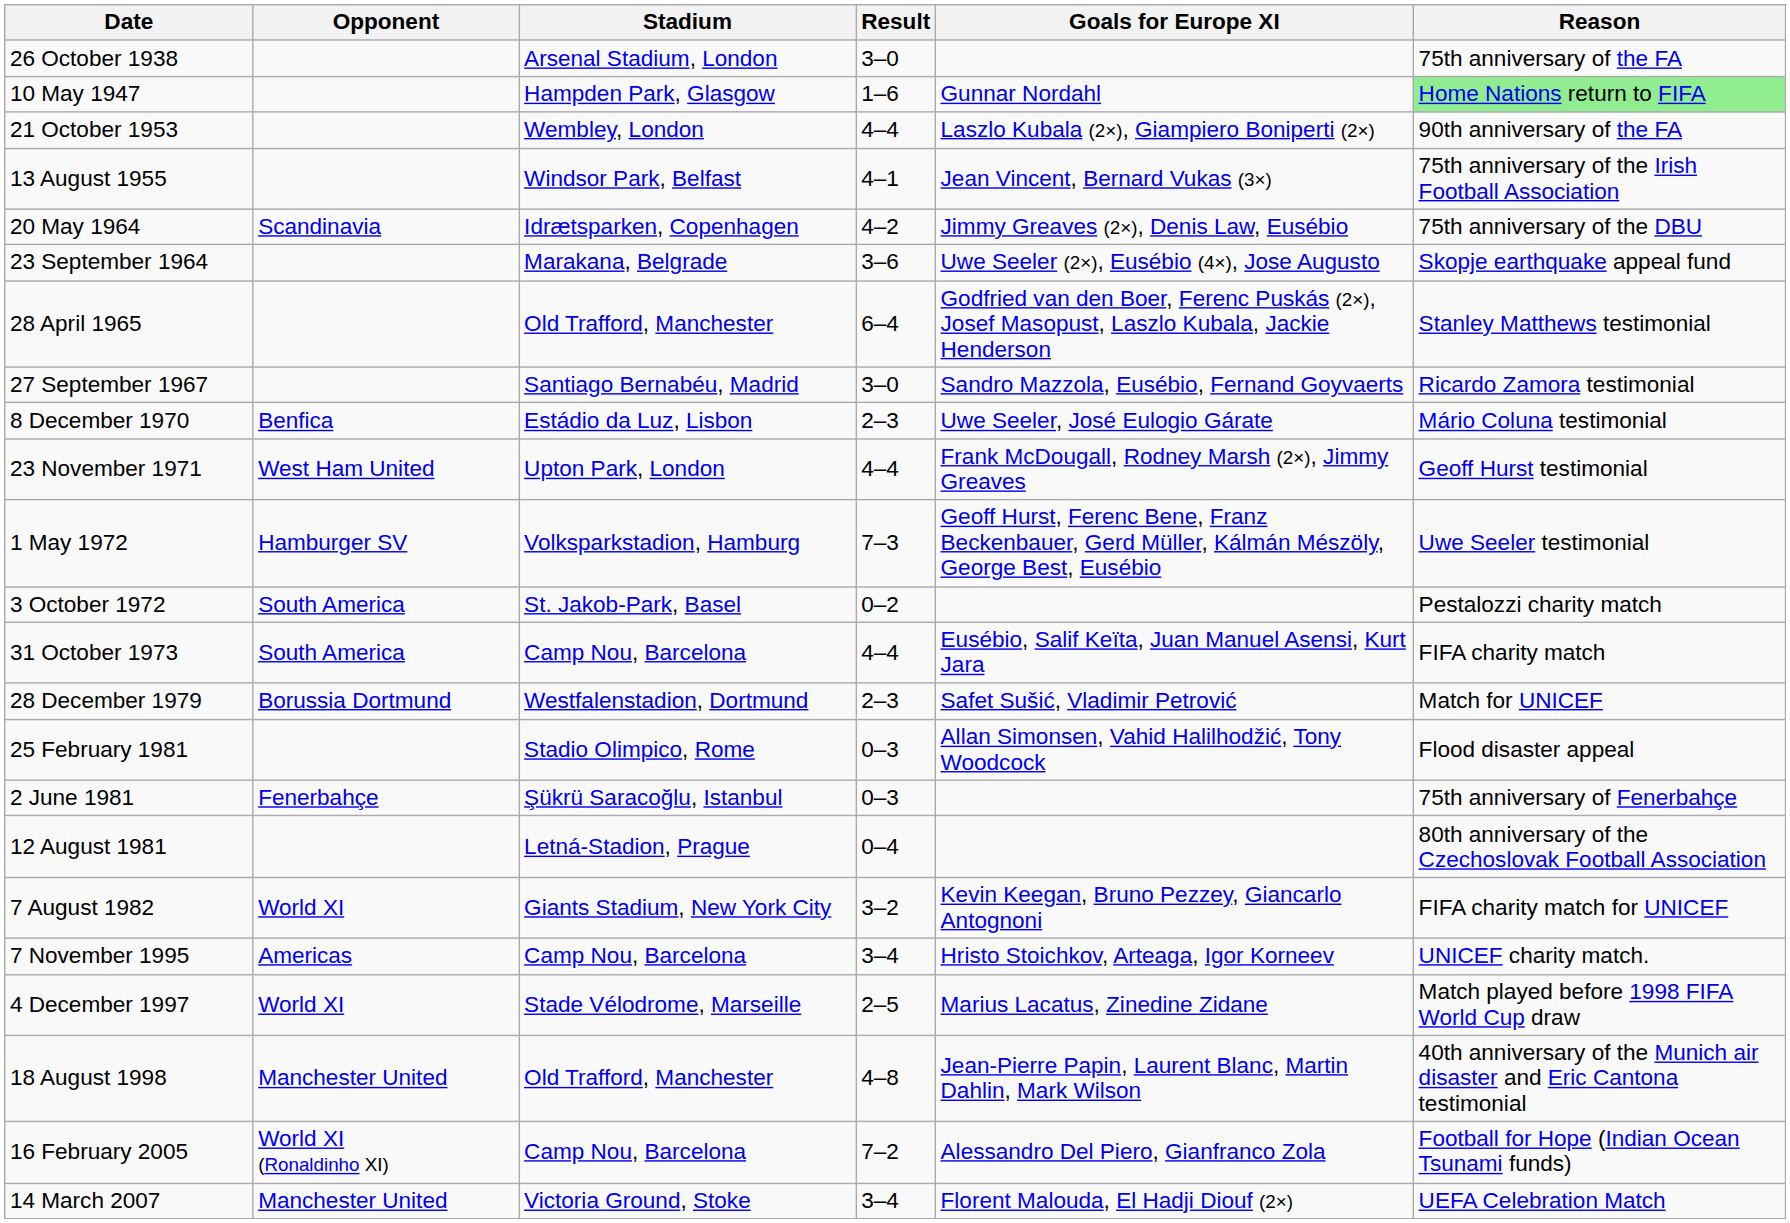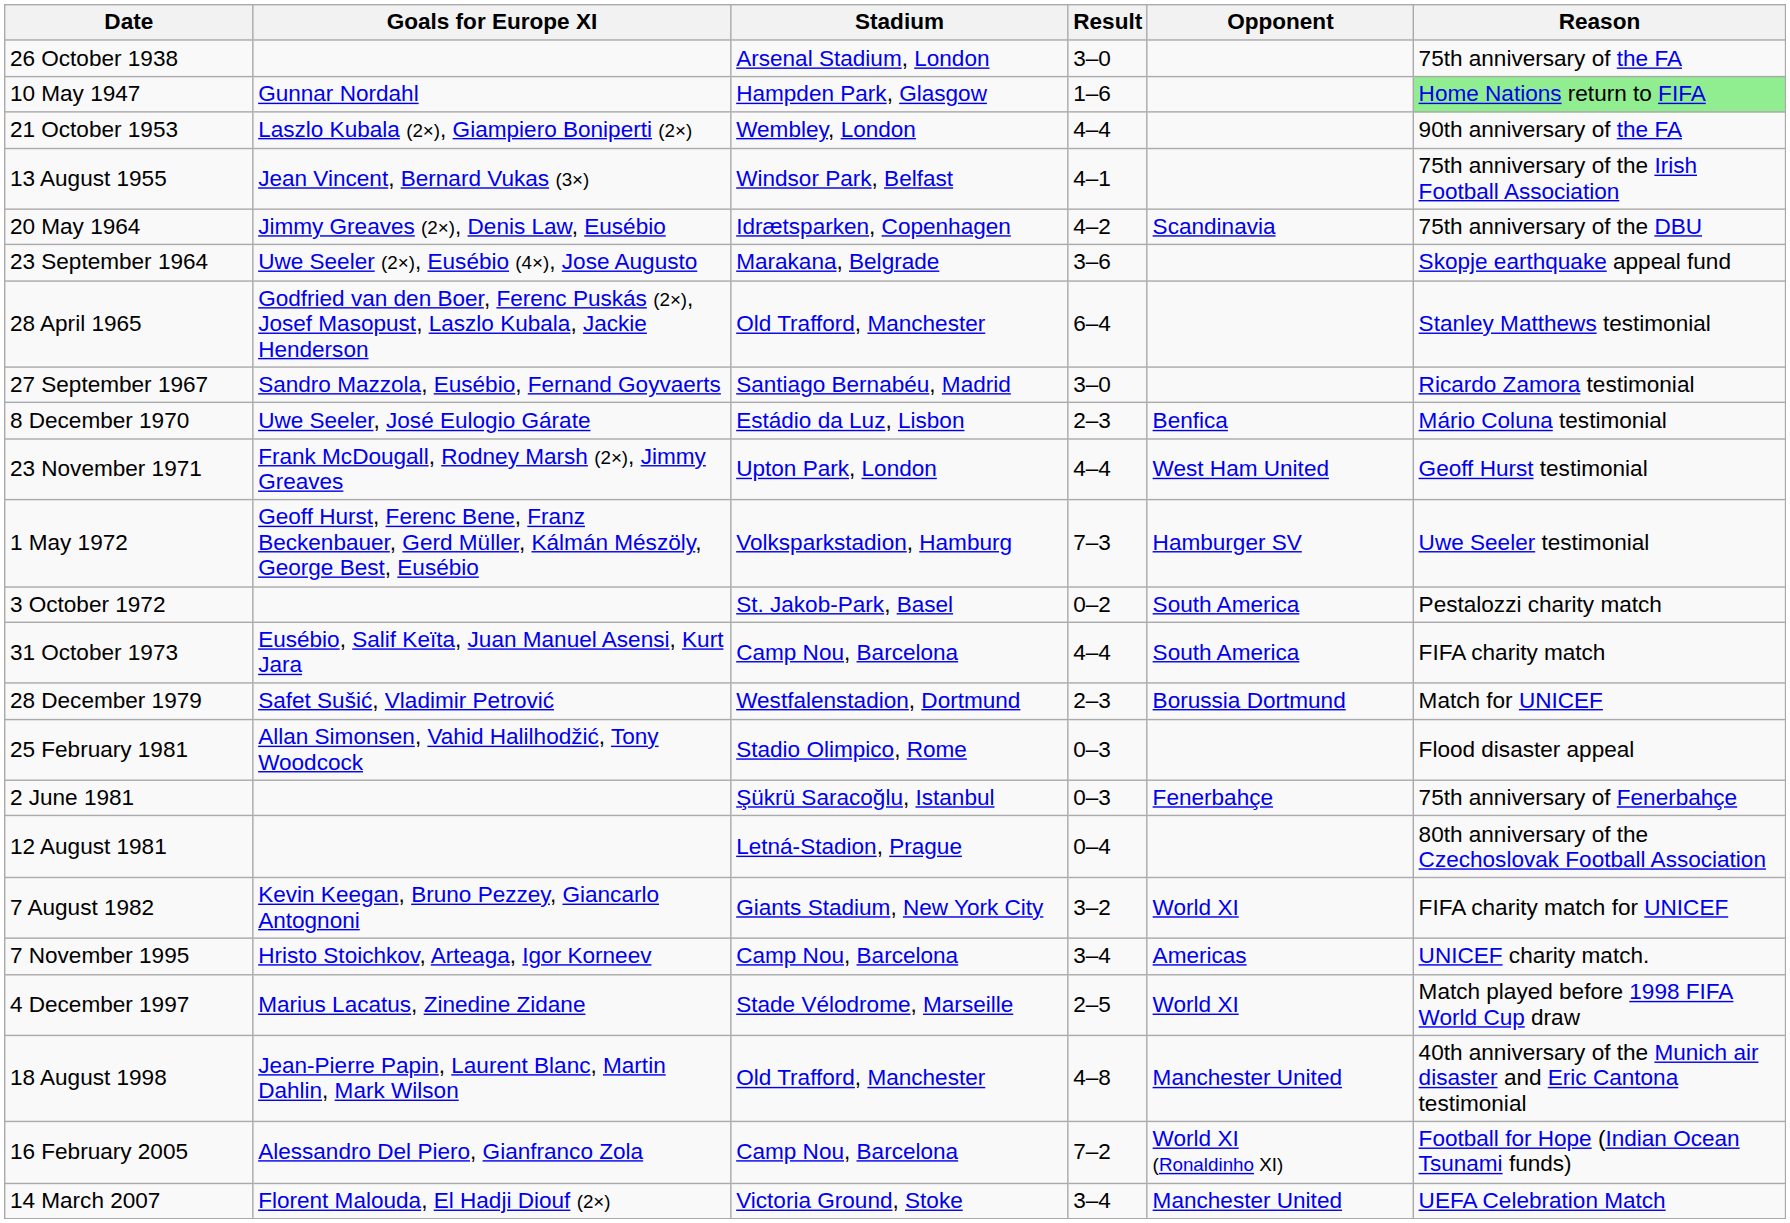columns swapped: (386, 22) <-> (1174, 22)
